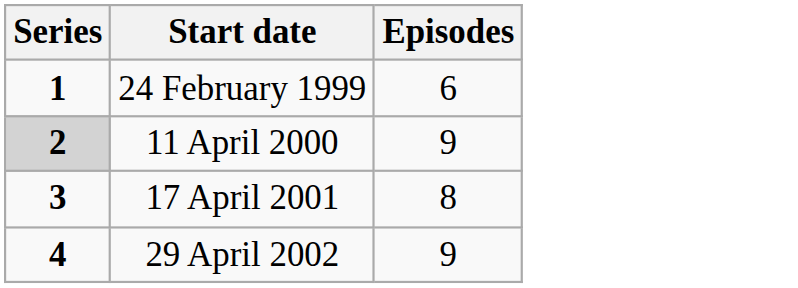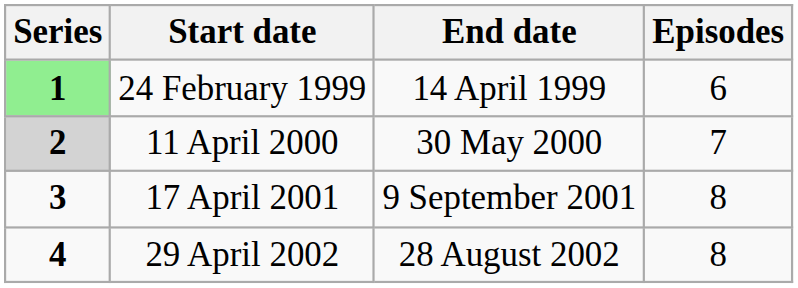+ column: (509, 32)
(58, 87) no background -> (58, 87) lightgreen background
(448, 142) 9 -> (718, 142) 7
(448, 253) 9 -> (718, 253) 8
